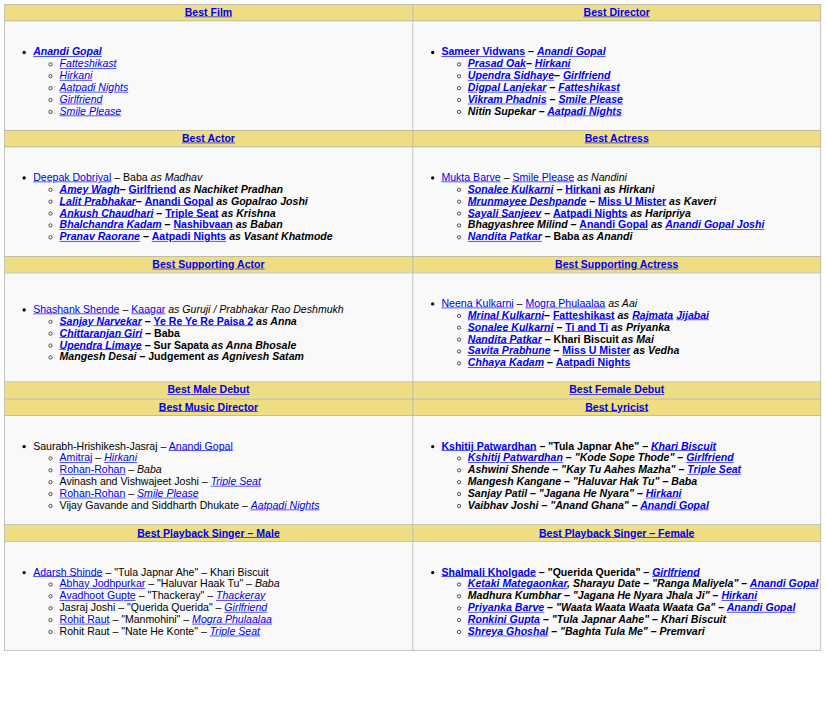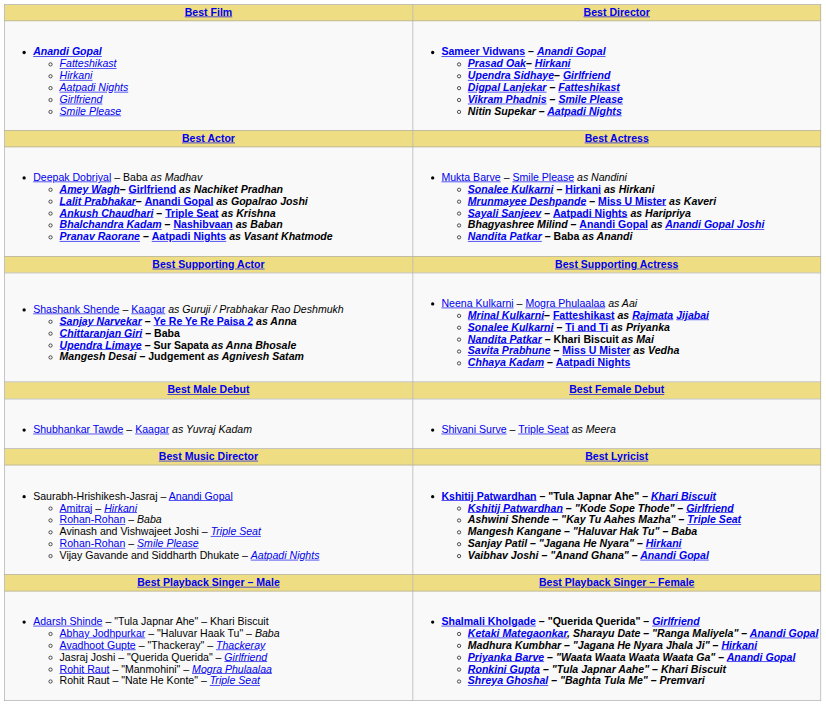+ row: (208, 430)
